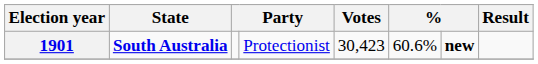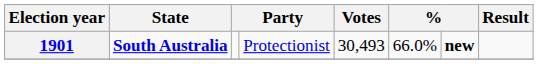(361, 45) 30,423 -> (361, 45) 30,493
(415, 45) 60.6% -> (415, 45) 66.0%
